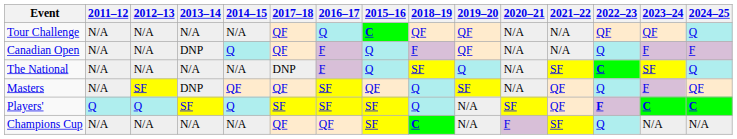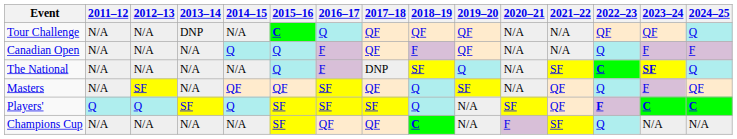columns swapped: (385, 13) <-> (293, 13)
(190, 32) N/A -> (192, 32) DNP
(192, 50) DNP -> (190, 50) N/A
(649, 69) normal -> (649, 69) bold
(192, 87) DNP -> (190, 87) N/A
